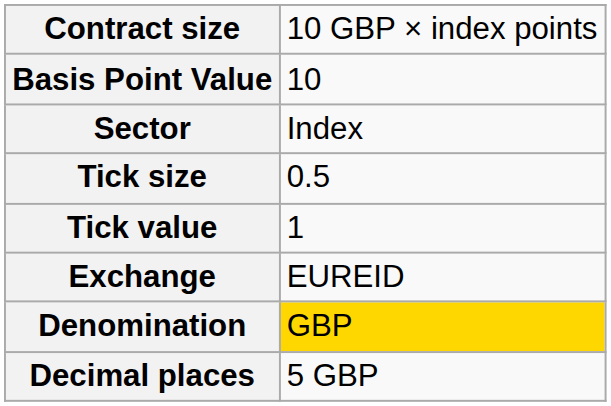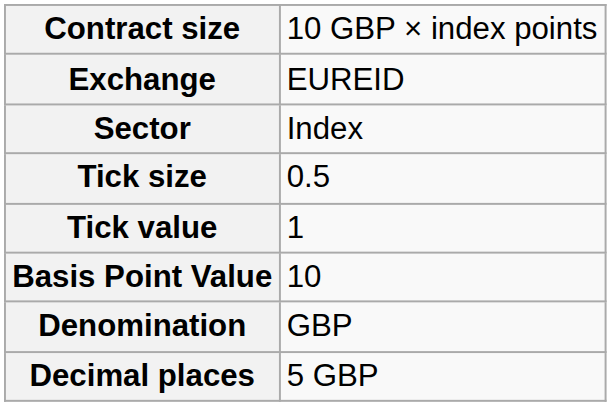rows swapped: (142, 276) <-> (142, 78)
(320, 326) gold background -> (320, 326) no background
